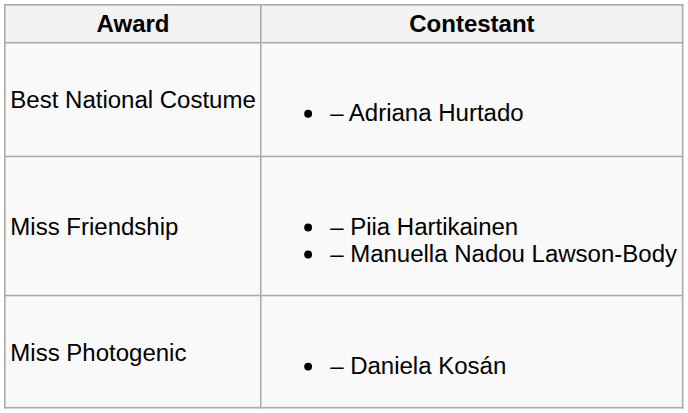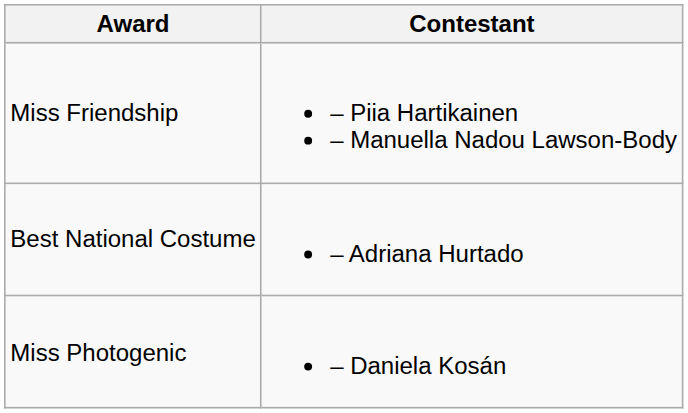rows swapped: (94, 226) <-> (133, 99)
